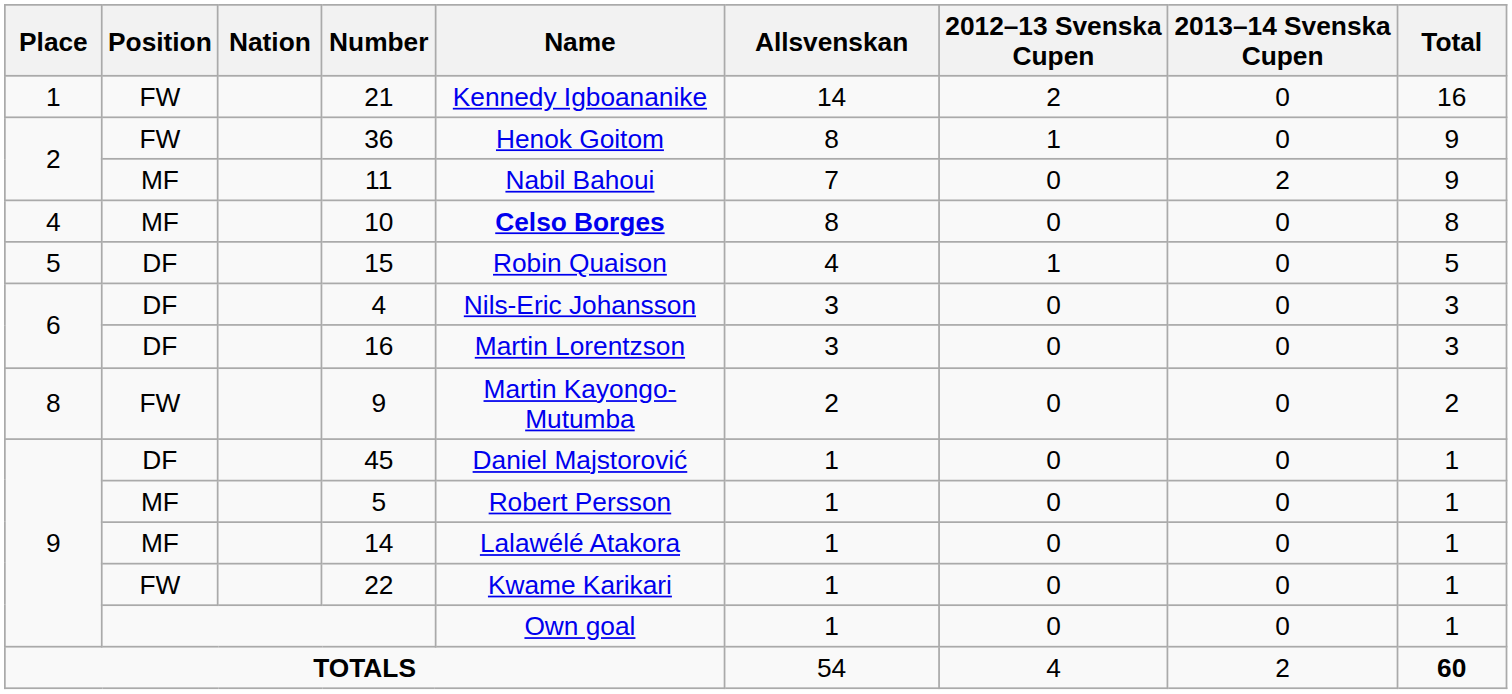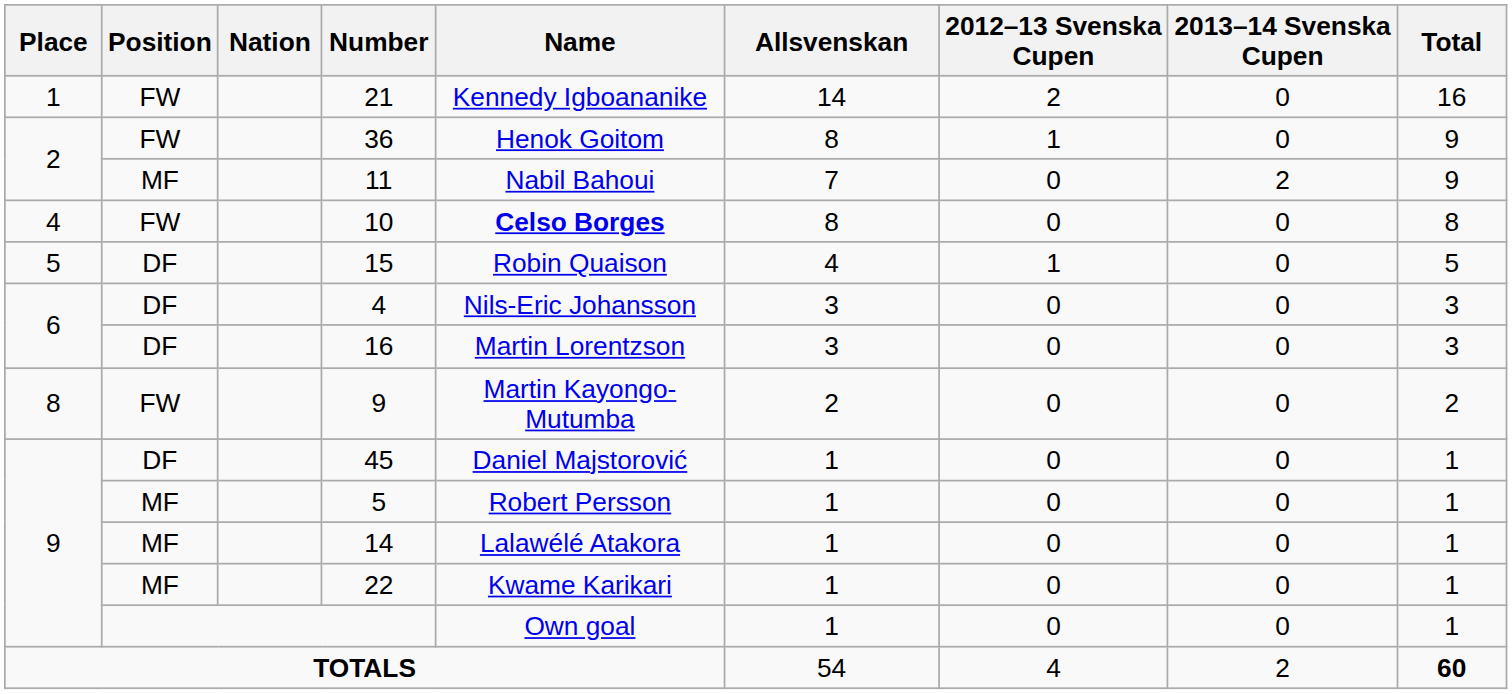(160, 222) MF -> (160, 222) FW
(160, 584) FW -> (160, 584) MF
